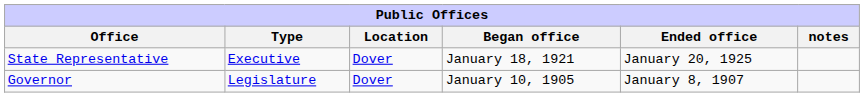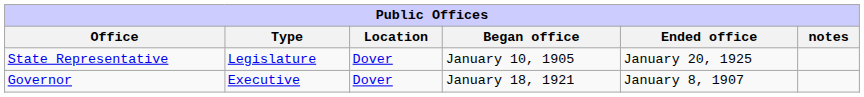(264, 59) Executive -> (272, 59) Legislature
(510, 59) January 18, 1921 -> (510, 59) January 10, 1905
(272, 81) Legislature -> (264, 81) Executive
(510, 81) January 10, 1905 -> (510, 81) January 18, 1921
